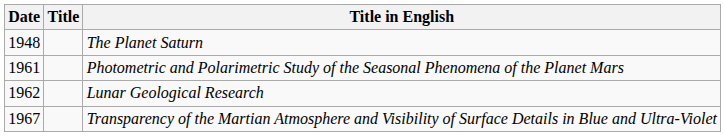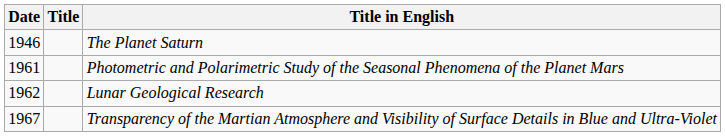(24, 42) 1948 -> (24, 42) 1946
